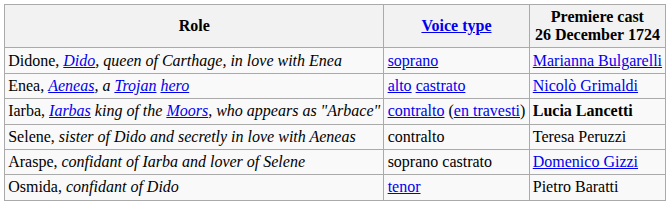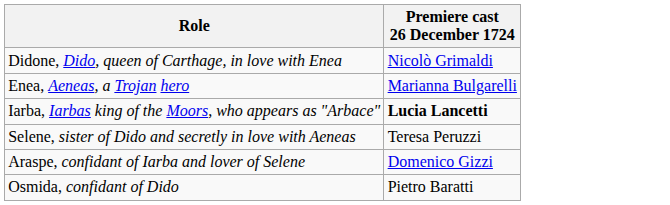- column: (456, 26)
(597, 60) Marianna Bulgarelli -> (440, 60) Nicolò Grimaldi
(585, 85) Nicolò Grimaldi -> (452, 85) Marianna Bulgarelli
